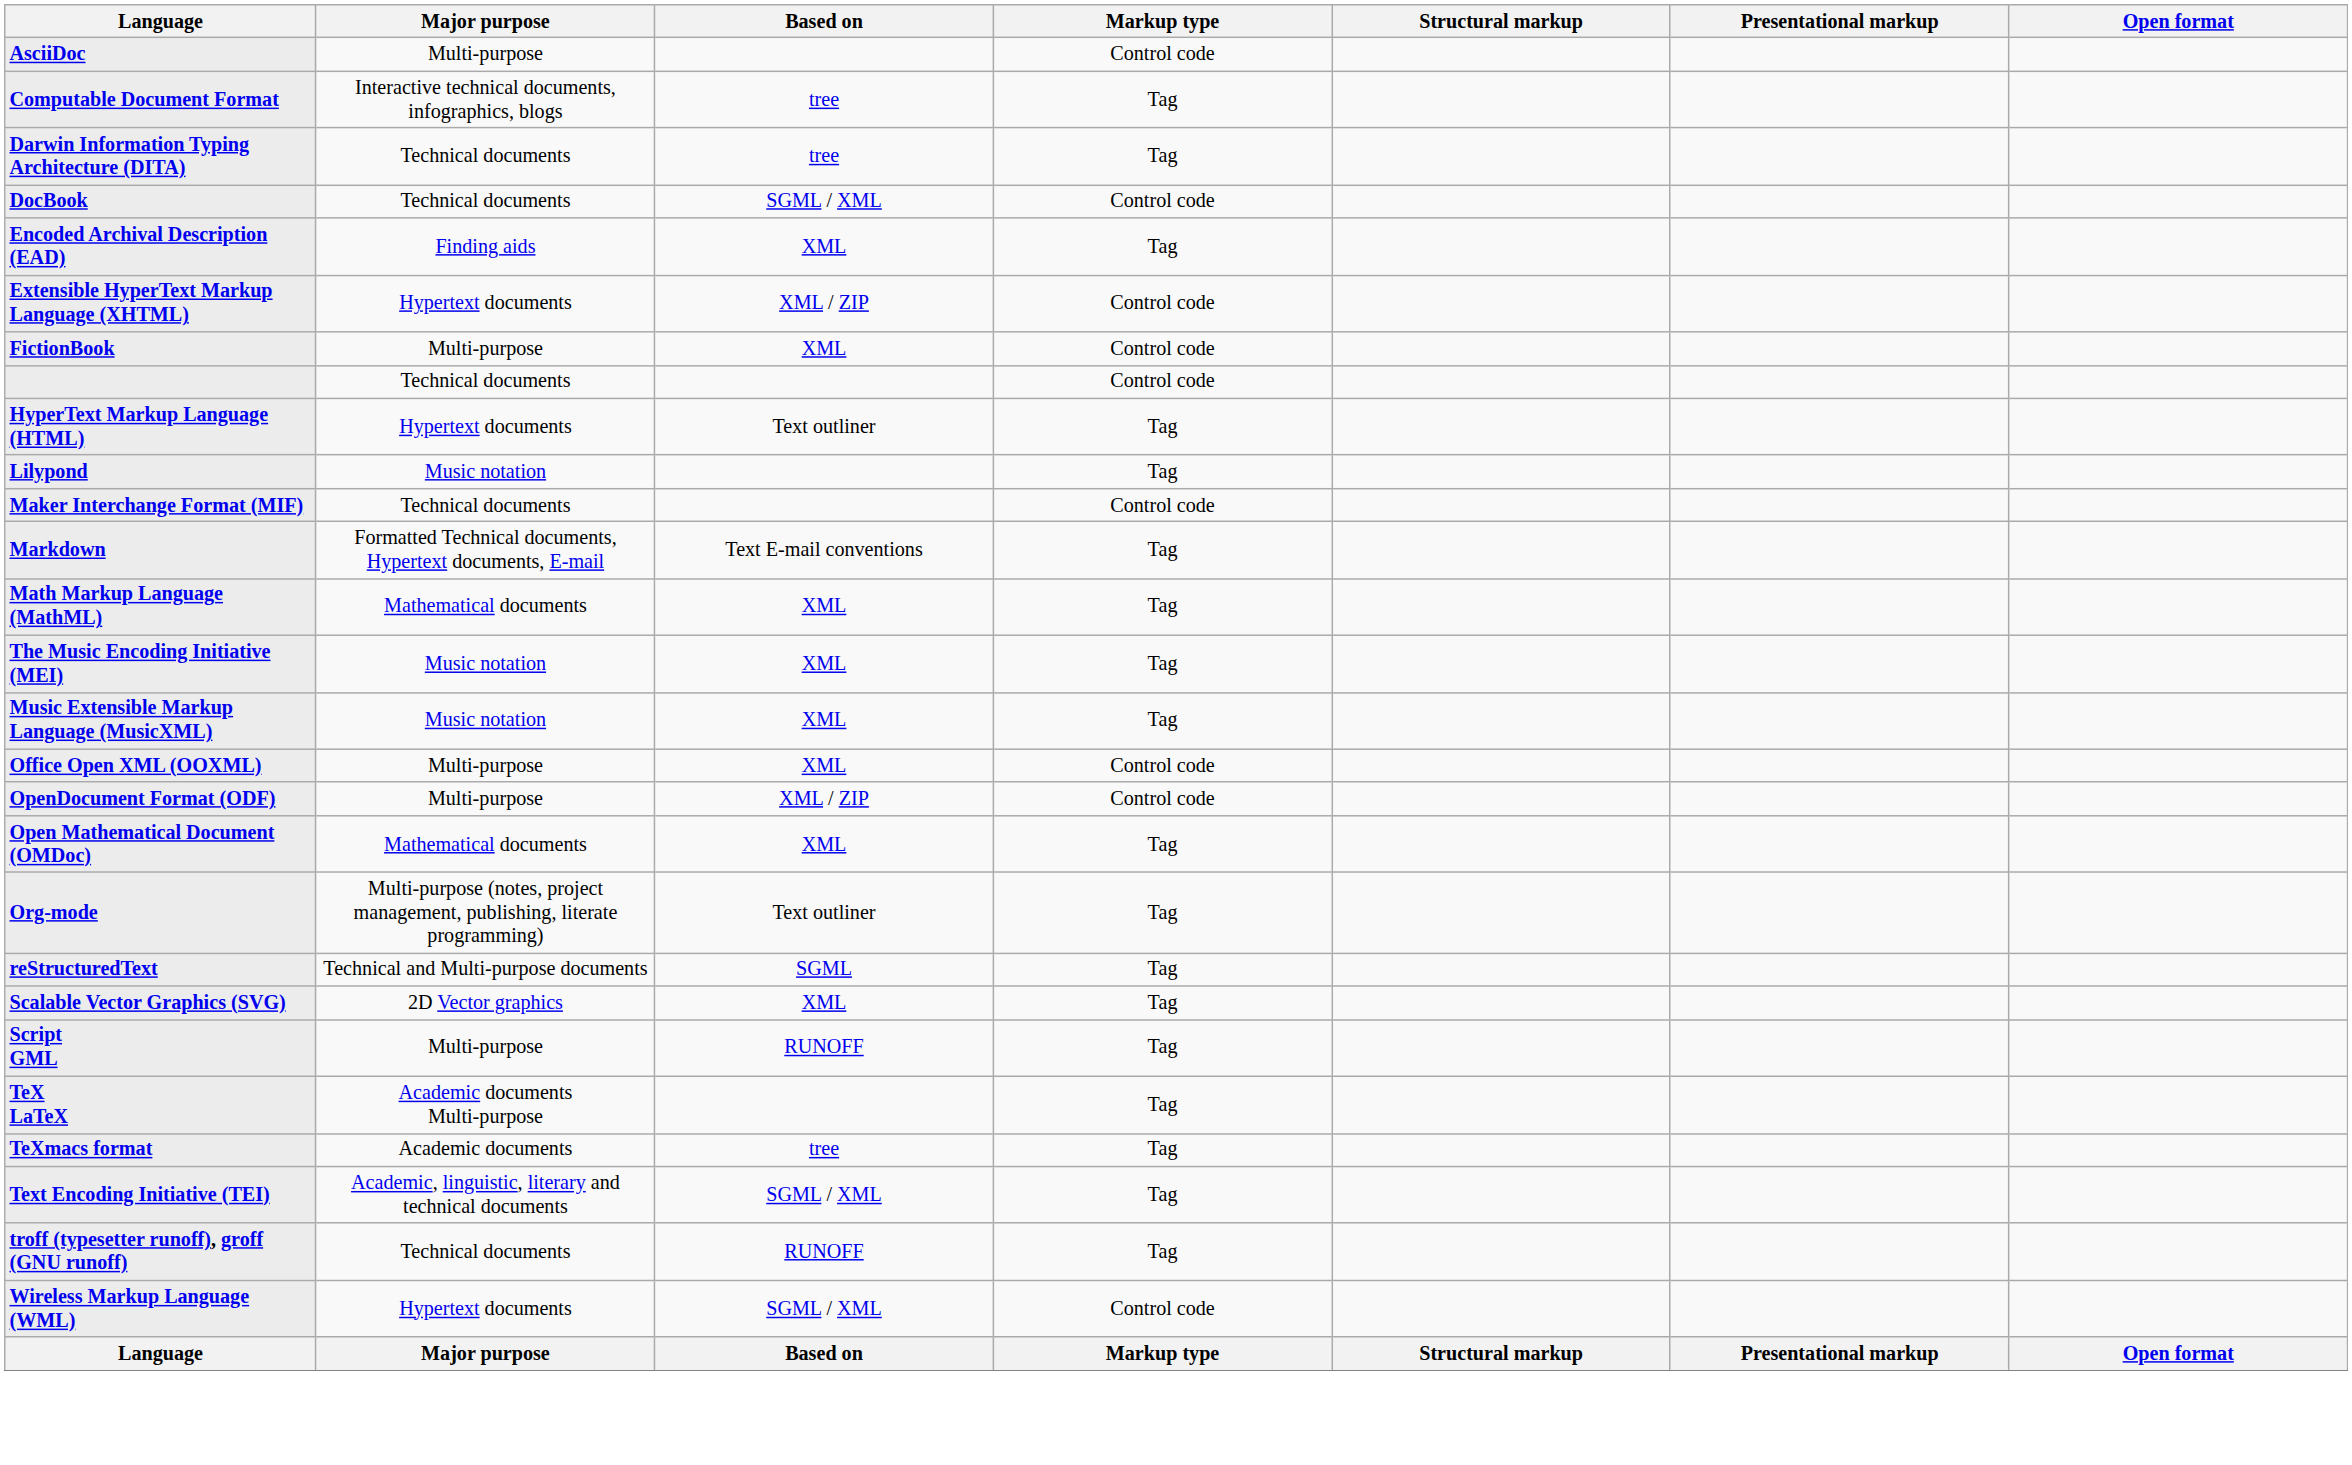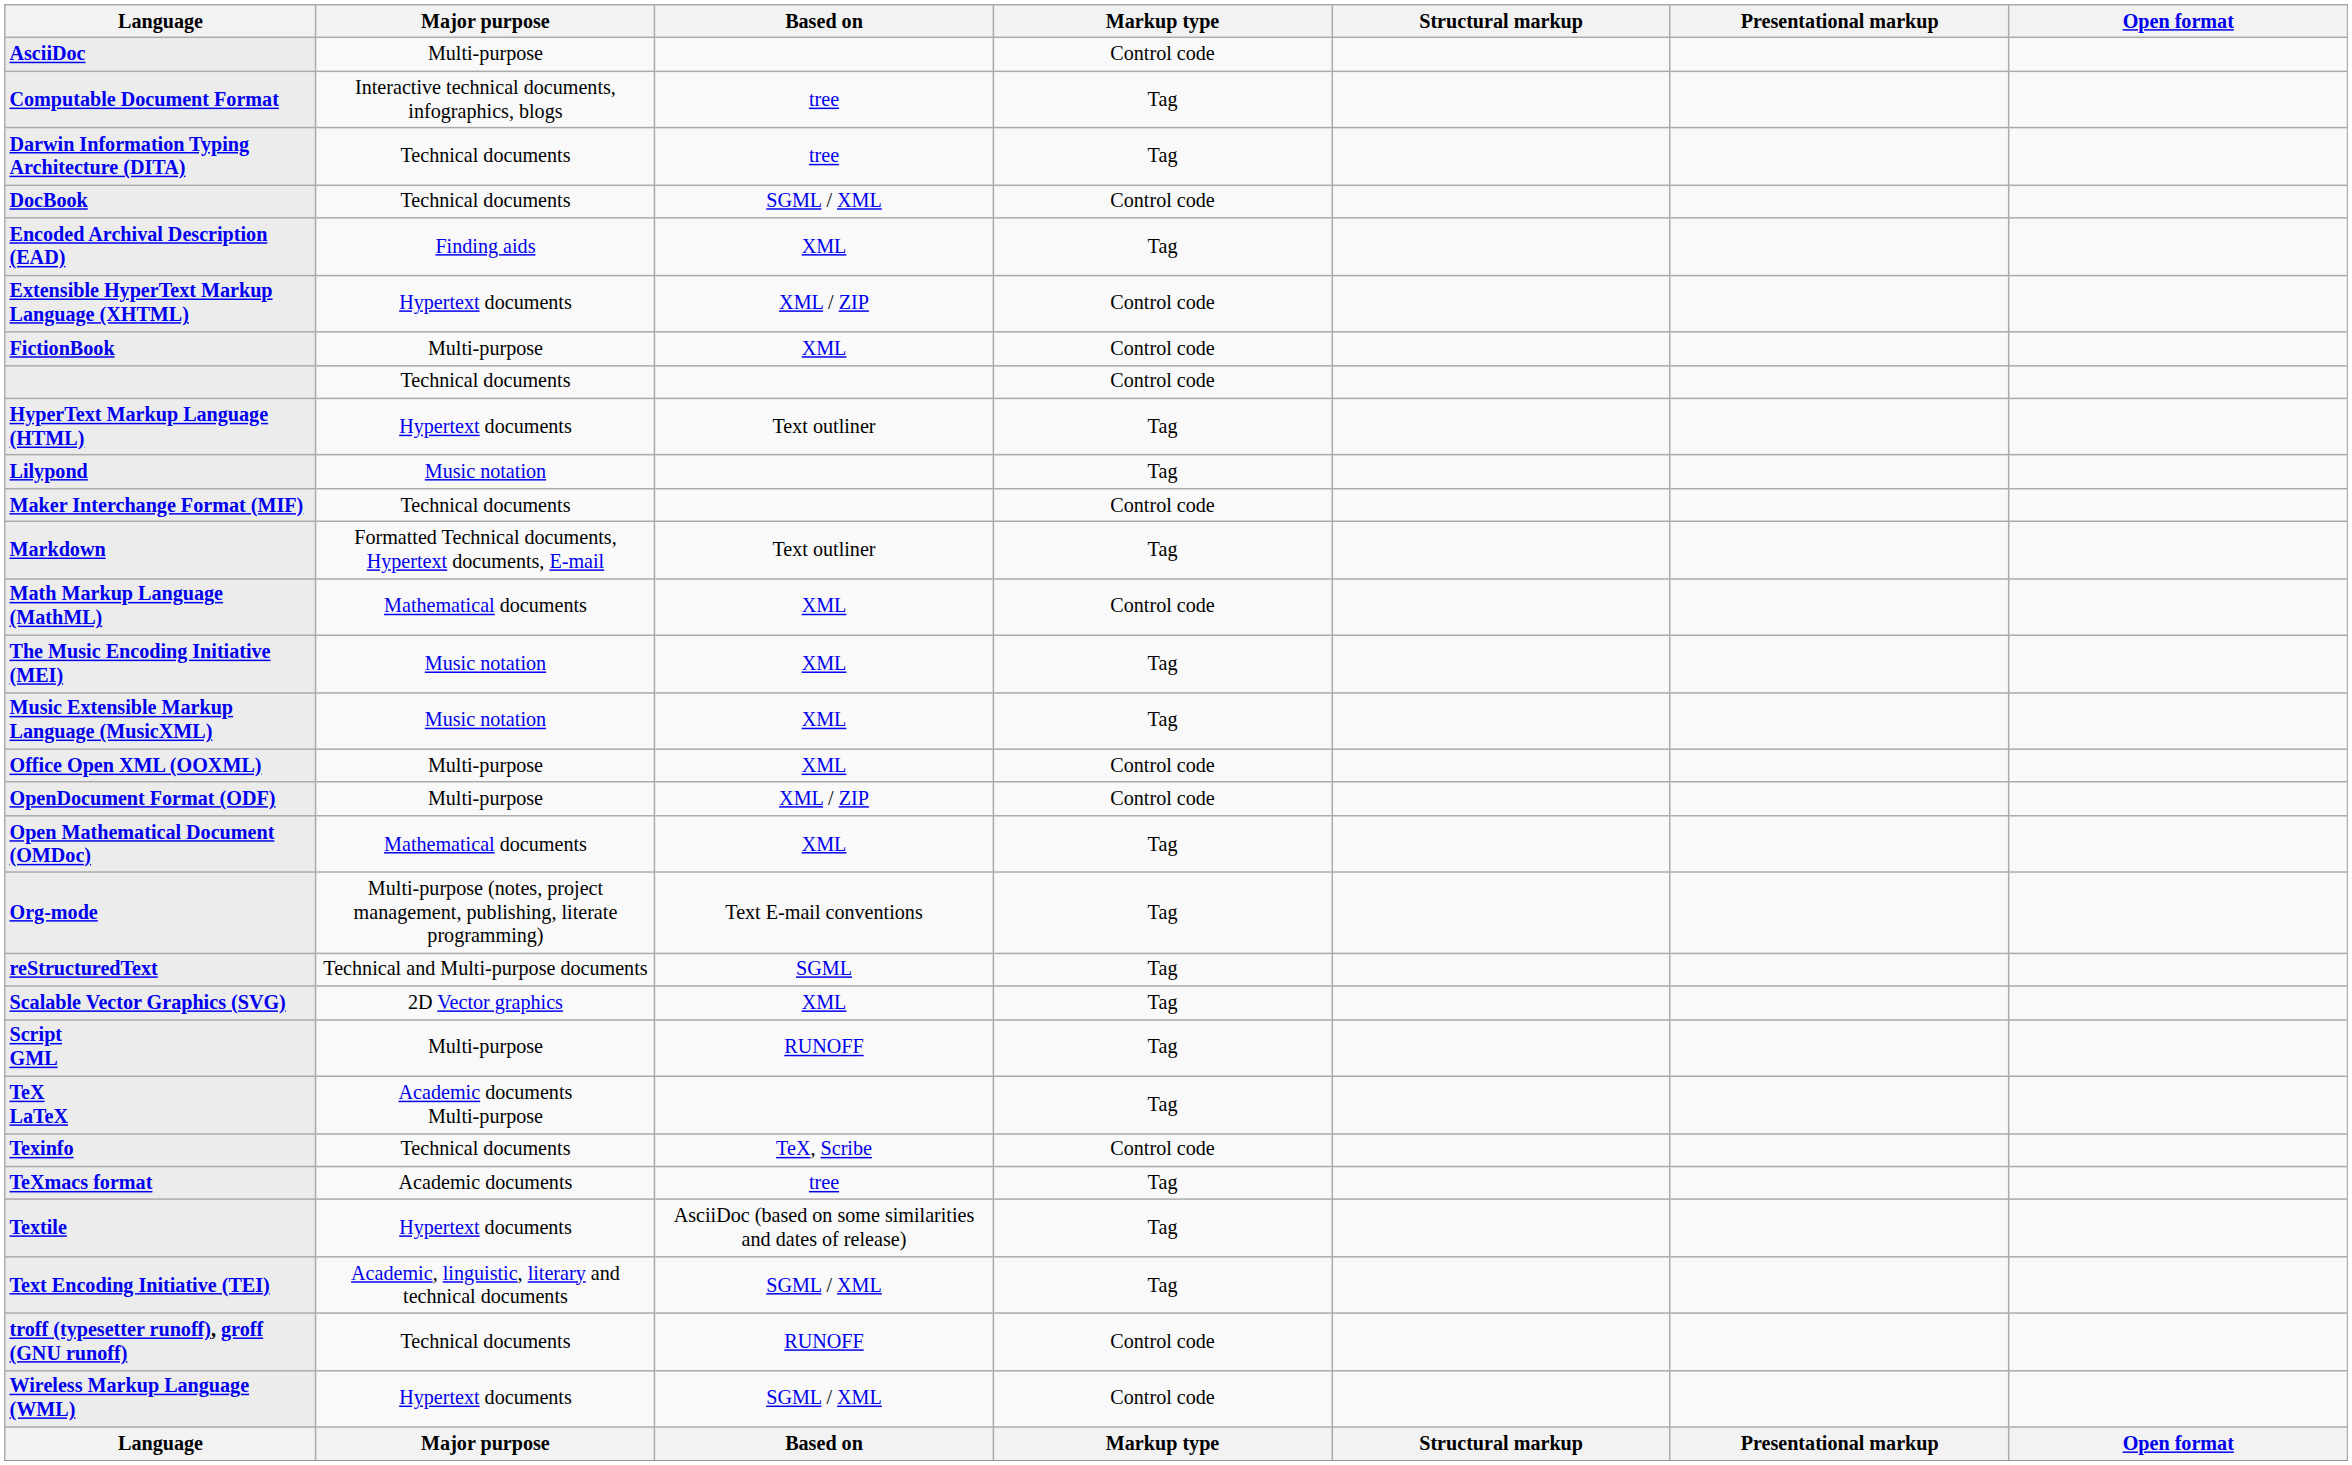(824, 549) Text E-mail conventions -> (824, 549) Text outliner
(1163, 606) Tag -> (1163, 606) Control code
(824, 912) Text outliner -> (824, 912) Text E-mail conventions
+ row: (42, 1149)
+ row: (38, 1227)
(1163, 1251) Tag -> (1163, 1341) Control code
